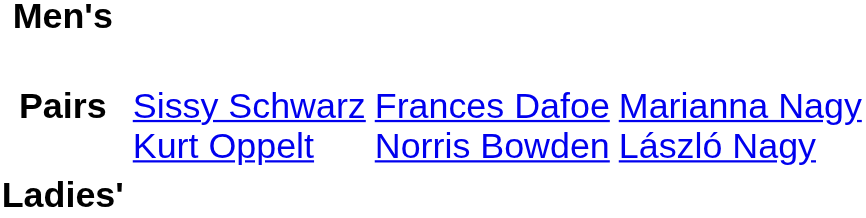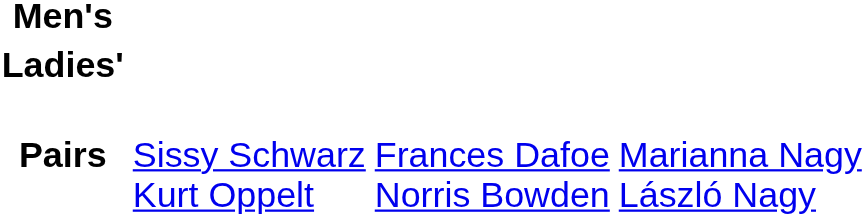rows swapped: (63, 195) <-> (63, 105)
